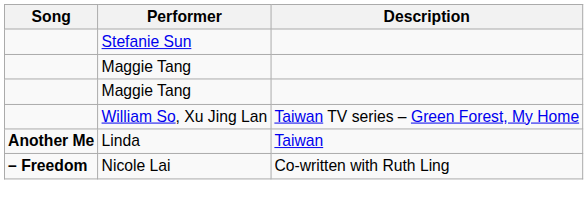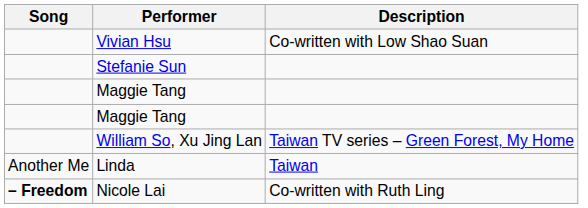+ row: (134, 41)
(51, 141) bold -> (49, 166) normal
